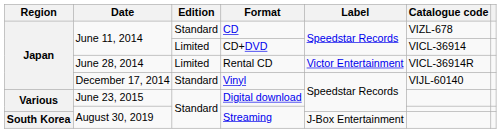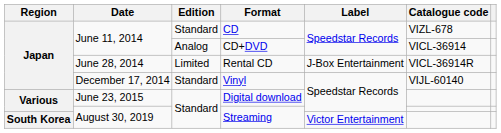(192, 47) Limited -> (191, 47) Analog
(355, 64) Victor Entertainment -> (355, 64) J-Box Entertainment
(355, 119) J-Box Entertainment -> (355, 119) Victor Entertainment
